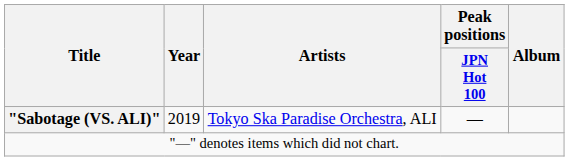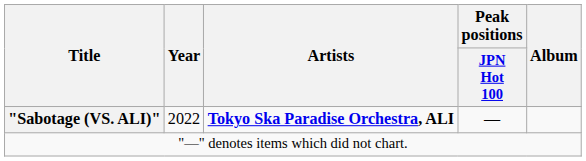(184, 119) 2019 -> (184, 119) 2022
(322, 119) normal -> (331, 119) bold
